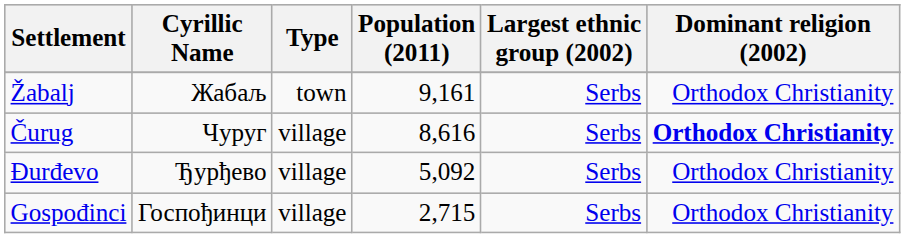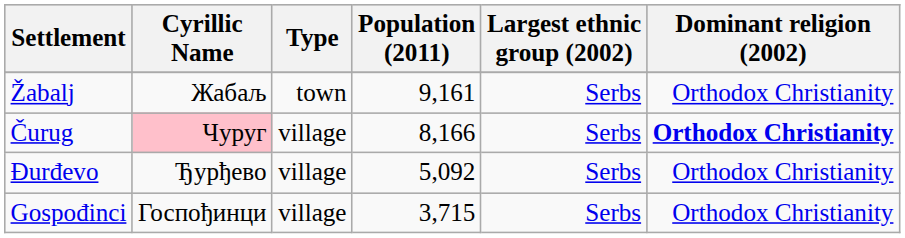(235, 132) no background -> (235, 132) pink background
(447, 132) 8,616 -> (447, 132) 8,166
(447, 212) 2,715 -> (447, 212) 3,715
